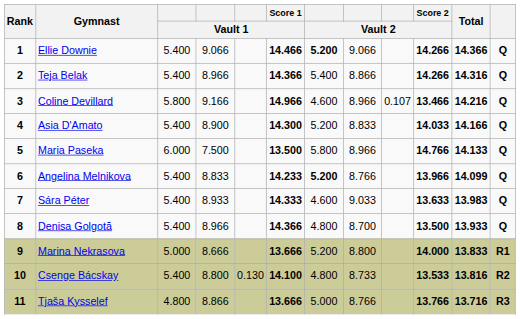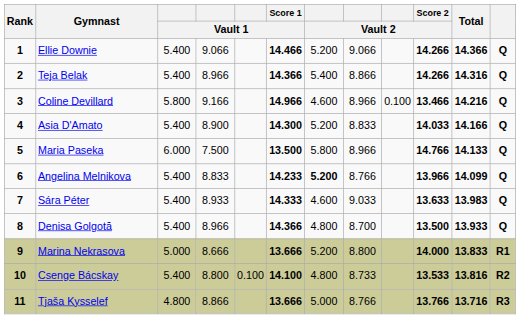(324, 51) bold -> (324, 51) normal
(398, 101) 0.107 -> (398, 101) 0.100
(250, 276) 0.130 -> (250, 276) 0.100
